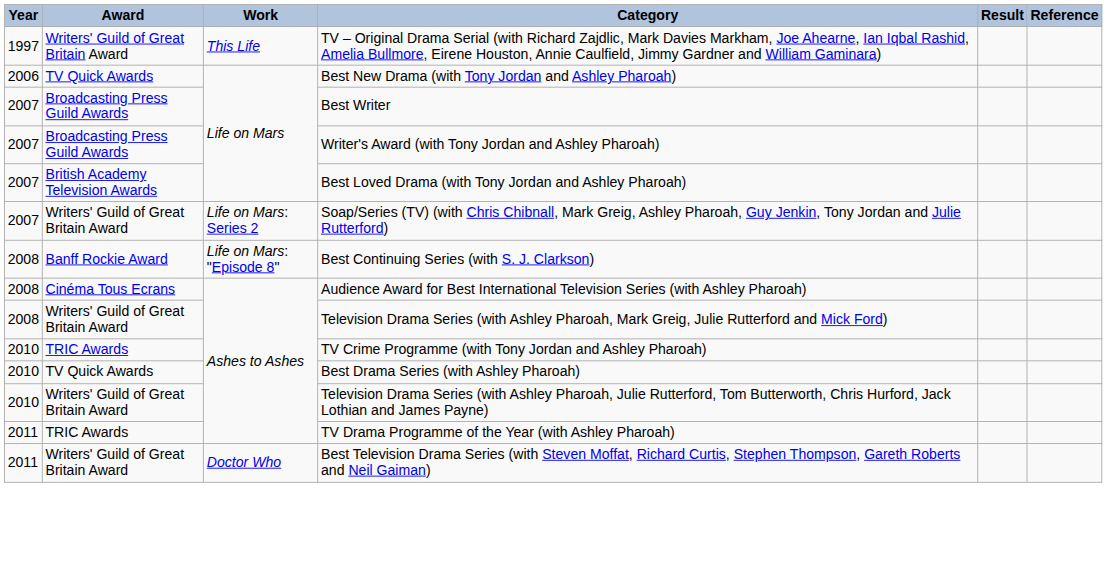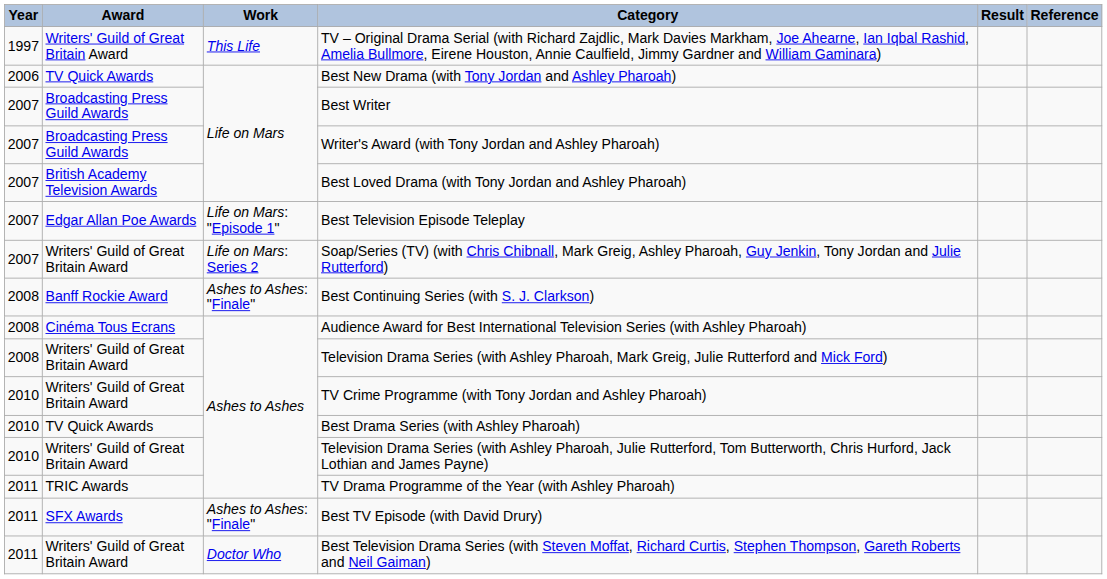+ row: (423, 220)
(247, 259) Life on Mars: "Episode 8" -> (257, 297) Ashes to Ashes: "Finale"
(87, 349) TRIC Awards -> (115, 395) Writers' Guild of Great Britain Award
+ row: (432, 516)
